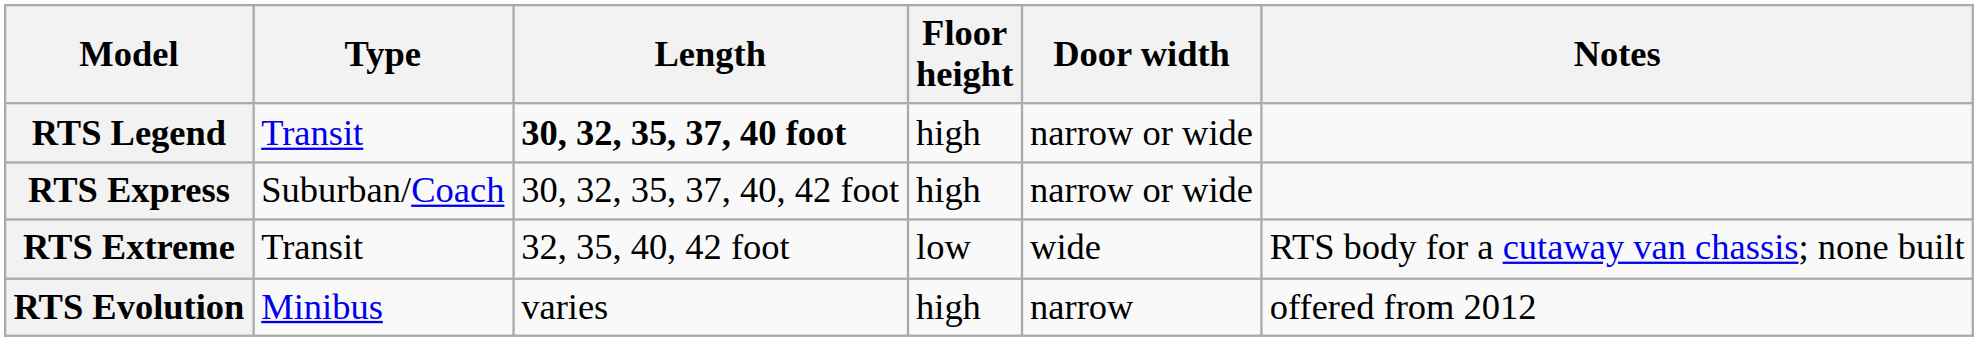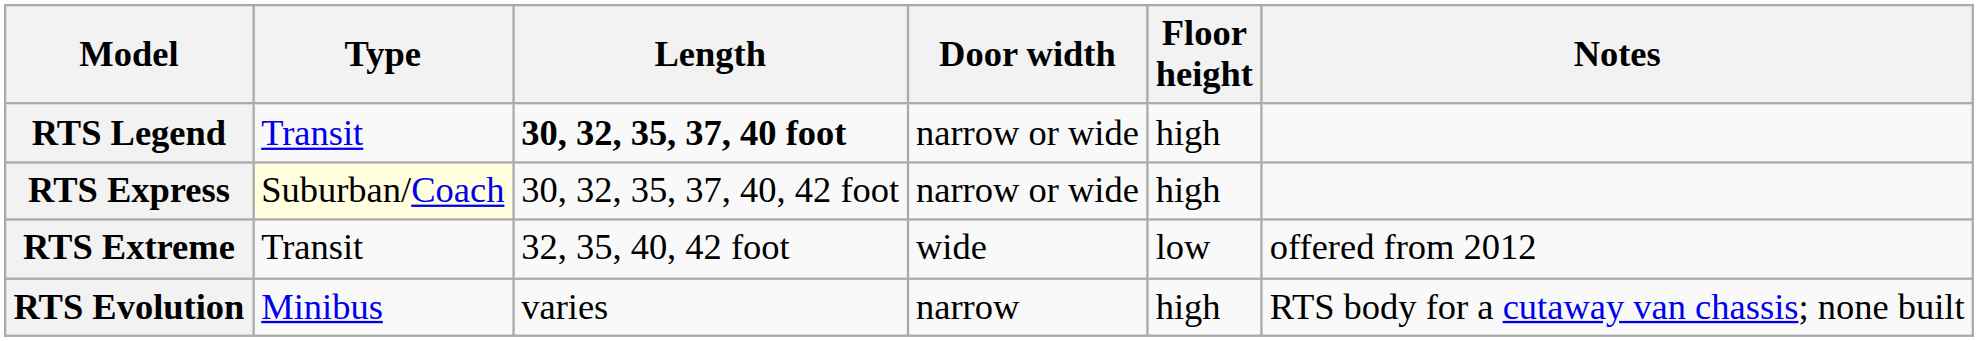columns swapped: (965, 53) <-> (1142, 53)
(383, 190) no background -> (383, 190) lightyellow background
(1617, 248) RTS body for a cutaway van chassis; none built -> (1403, 248) offered from 2012
(1403, 305) offered from 2012 -> (1617, 305) RTS body for a cutaway van chassis; none built
